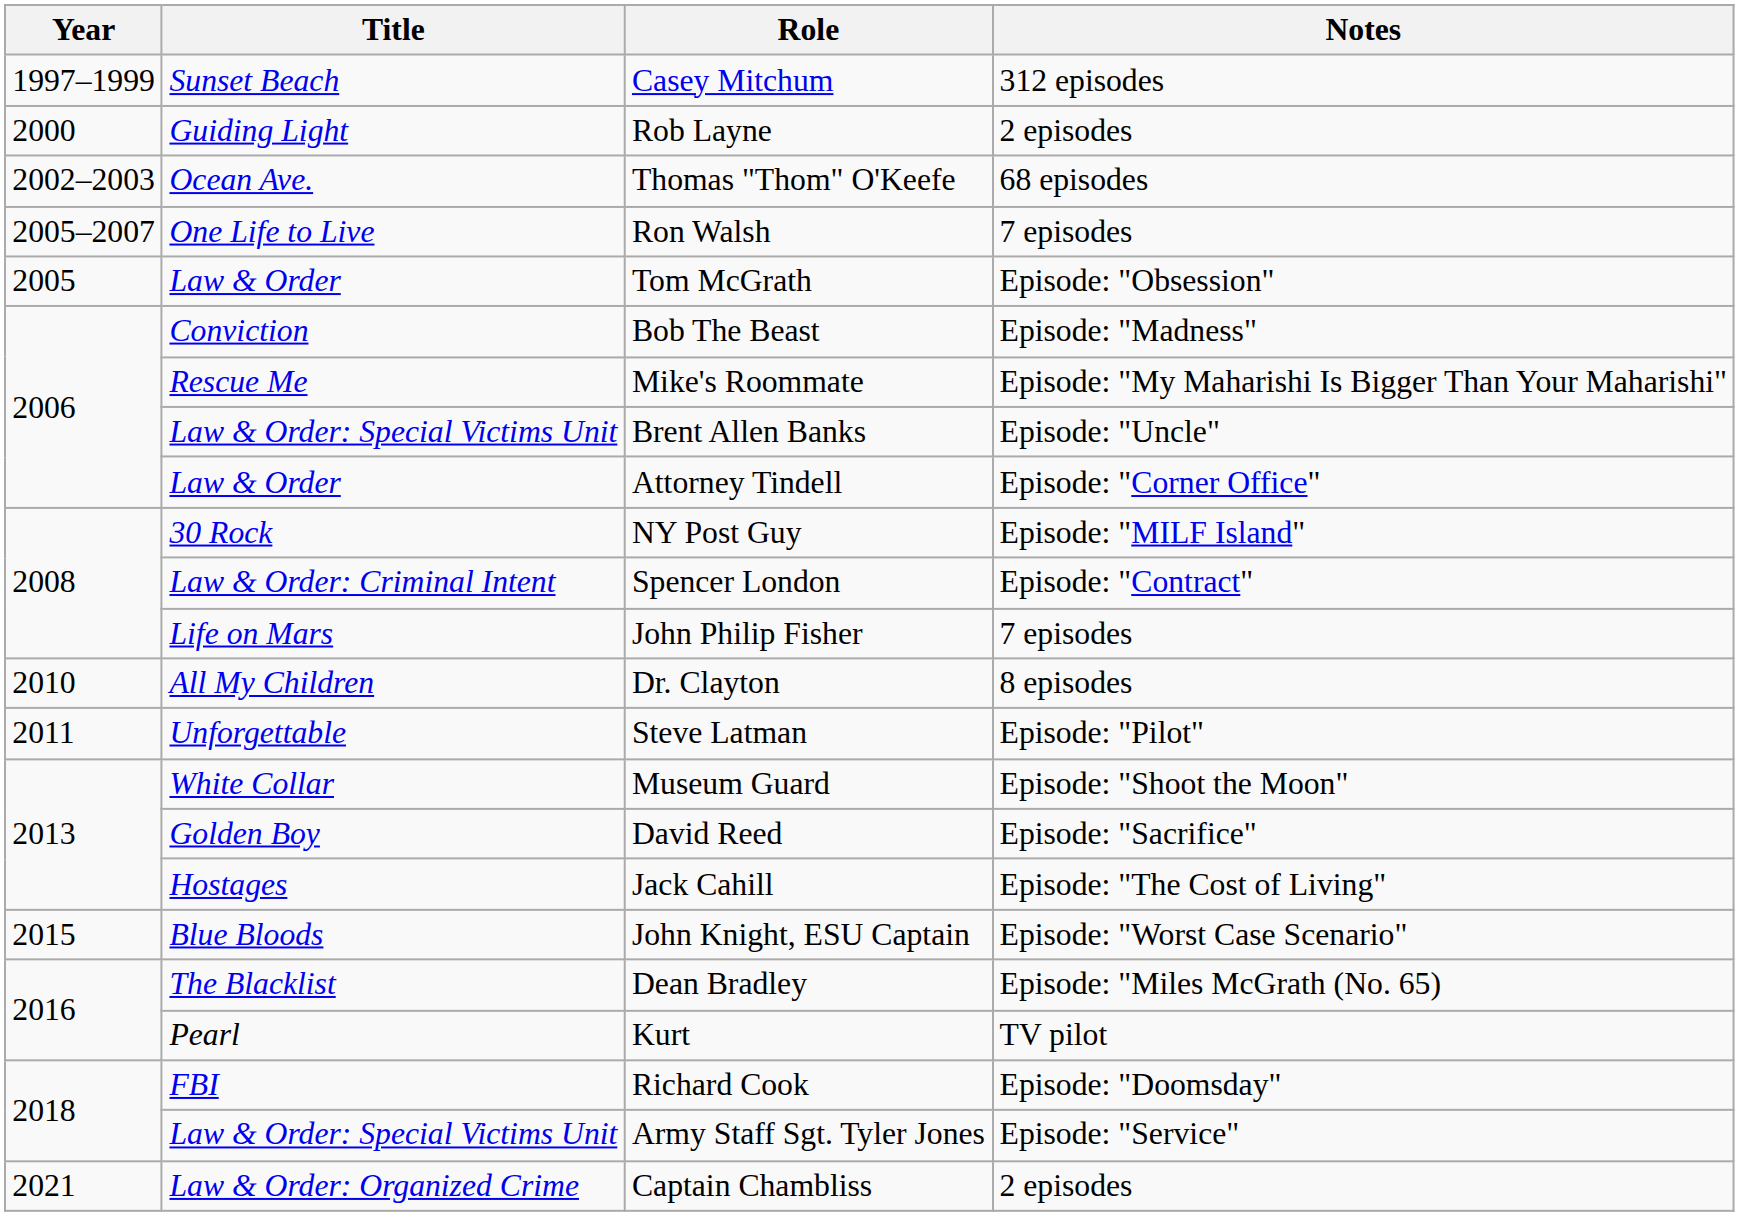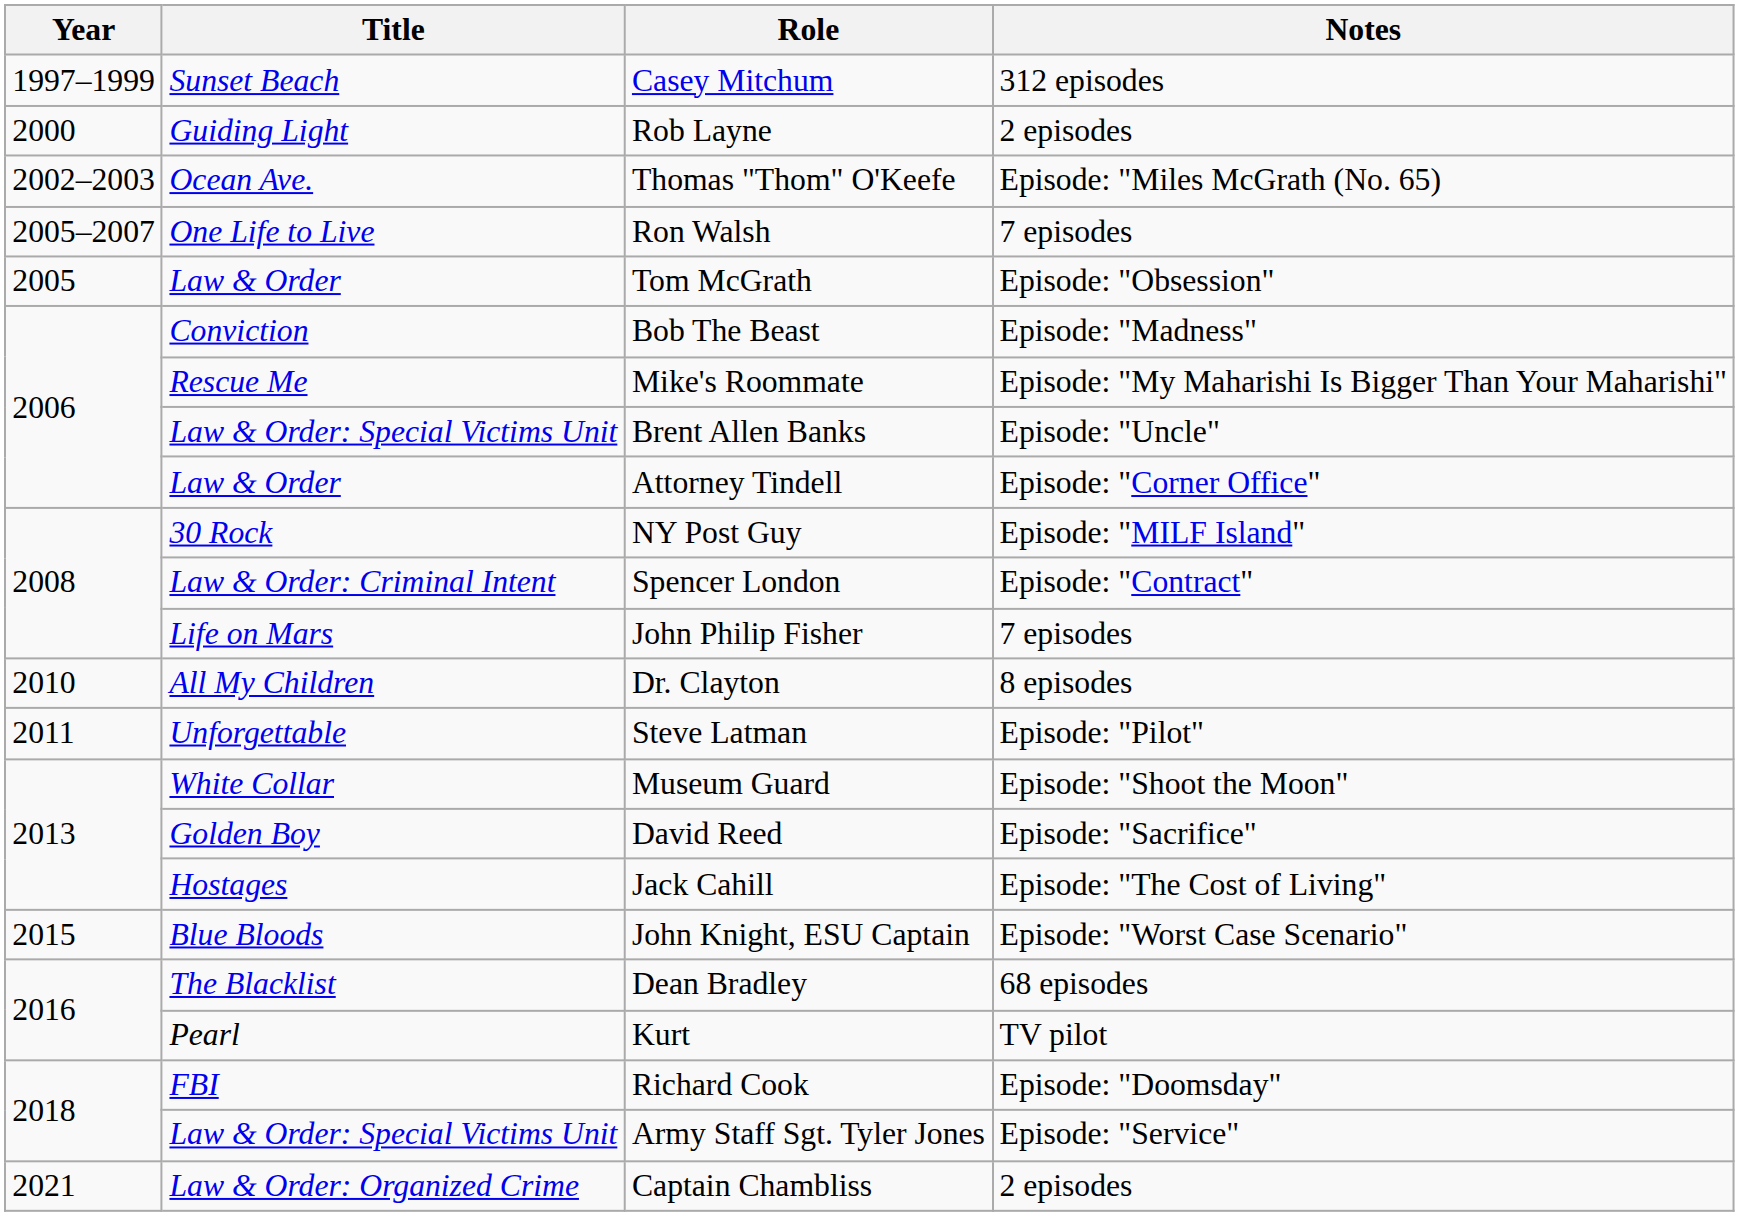(1074, 180) 68 episodes -> (1220, 180) Episode: "Miles McGrath (No. 65)
(1220, 984) Episode: "Miles McGrath (No. 65) -> (1074, 984) 68 episodes
